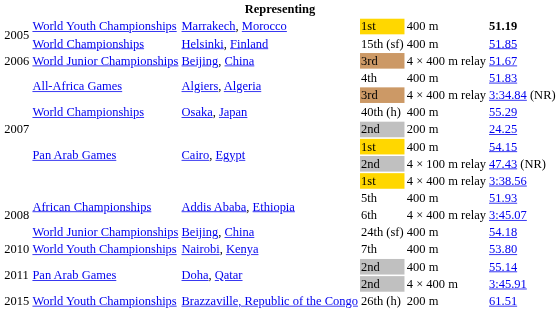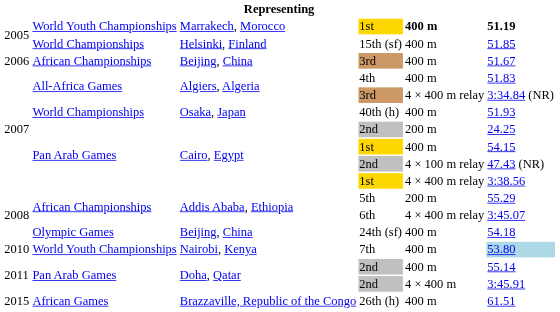(423, 26) normal -> (421, 26) bold
(105, 60) World Junior Championships -> (92, 60) African Championships
(446, 60) 4 × 400 m relay -> (421, 60) 400 m
(503, 112) 55.29 -> (501, 112) 51.93
(423, 198) 400 m -> (421, 198) 200 m
(503, 198) 51.93 -> (501, 198) 55.29
(105, 232) World Junior Championships -> (73, 232) Olympic Games
(503, 249) no background -> (501, 249) lightblue background
(105, 301) World Youth Championships -> (70, 301) African Games
(423, 301) 200 m -> (421, 301) 400 m
